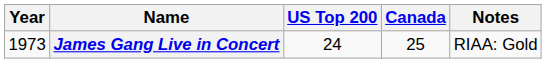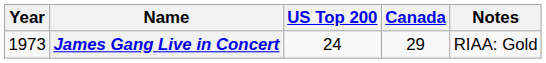(416, 44) 25 -> (416, 44) 29
